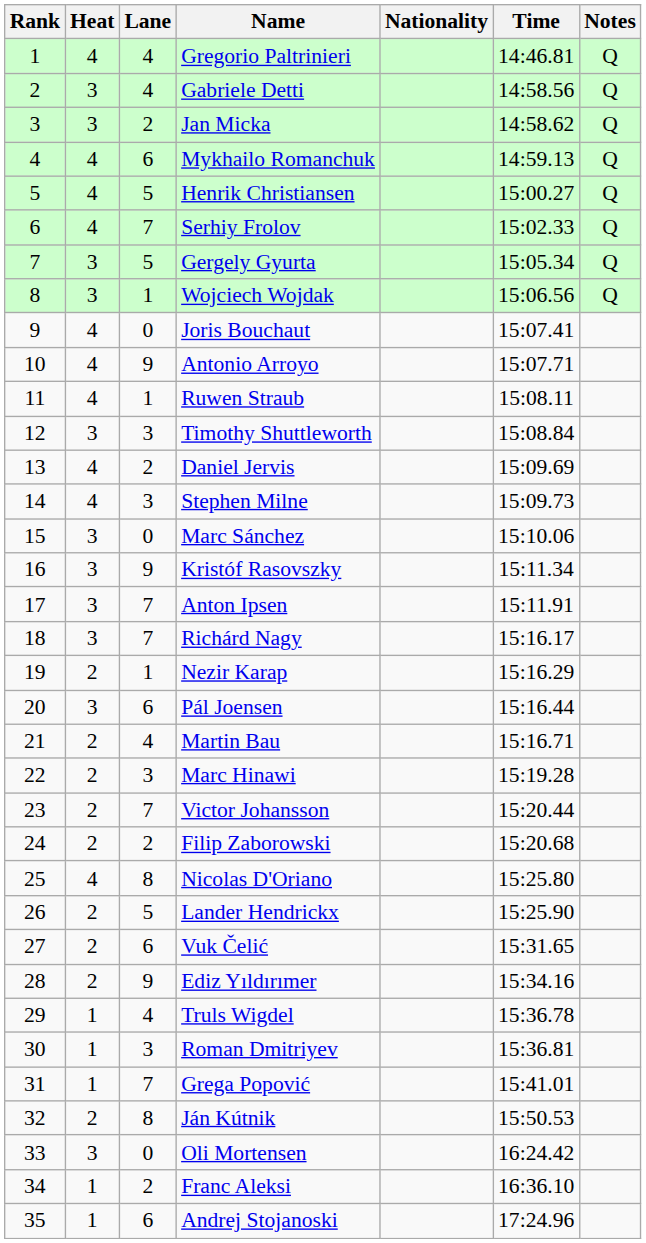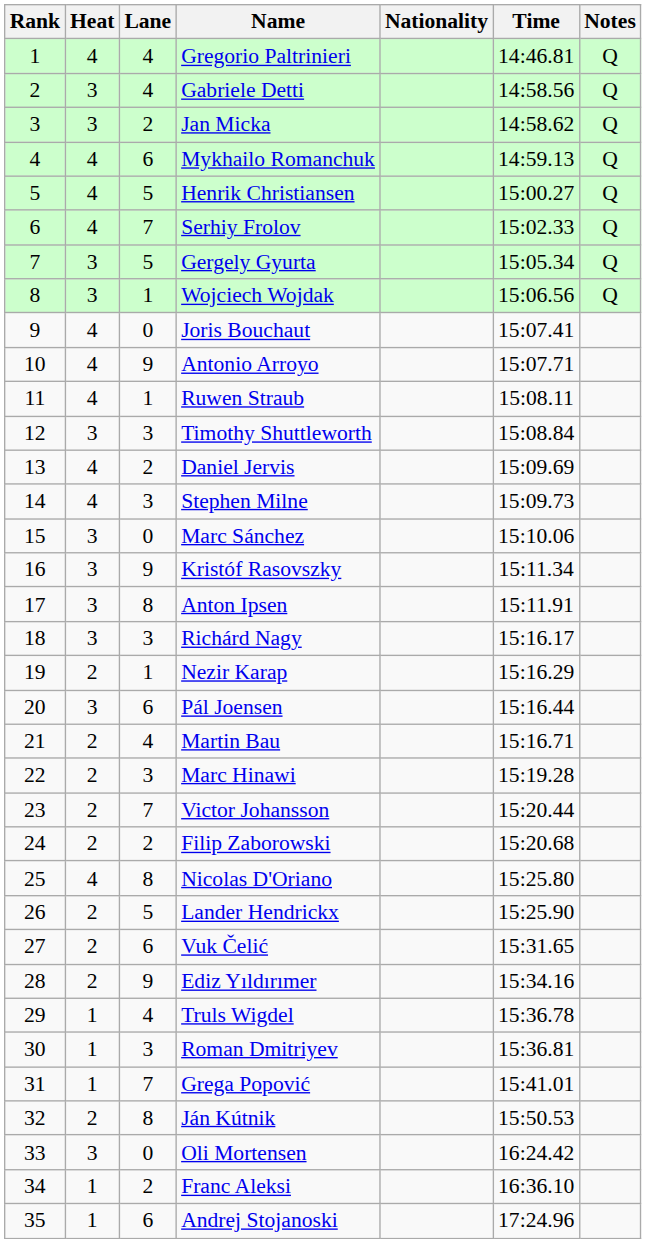(148, 603) 7 -> (148, 603) 8
(148, 638) 7 -> (148, 638) 3
